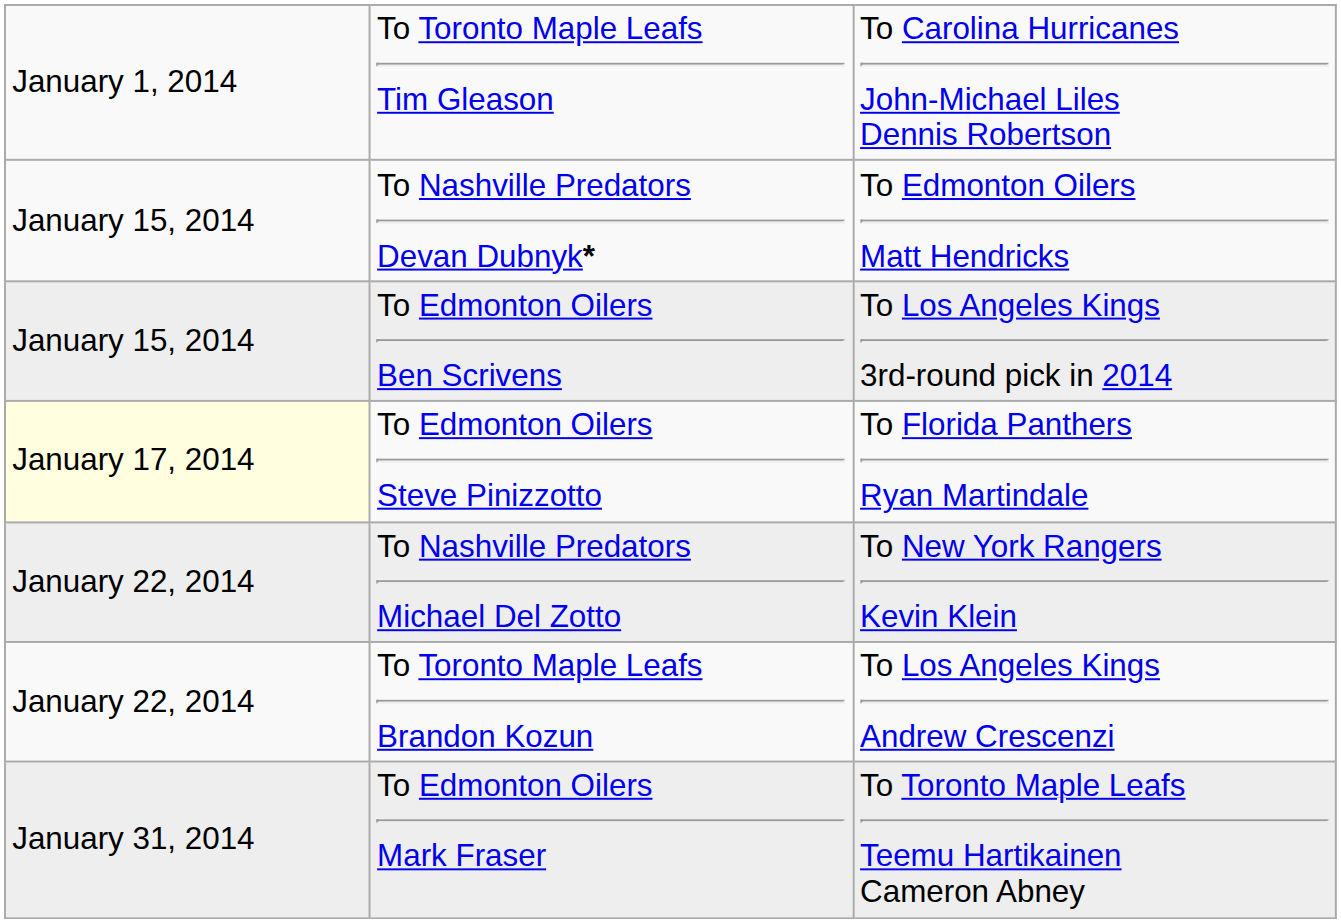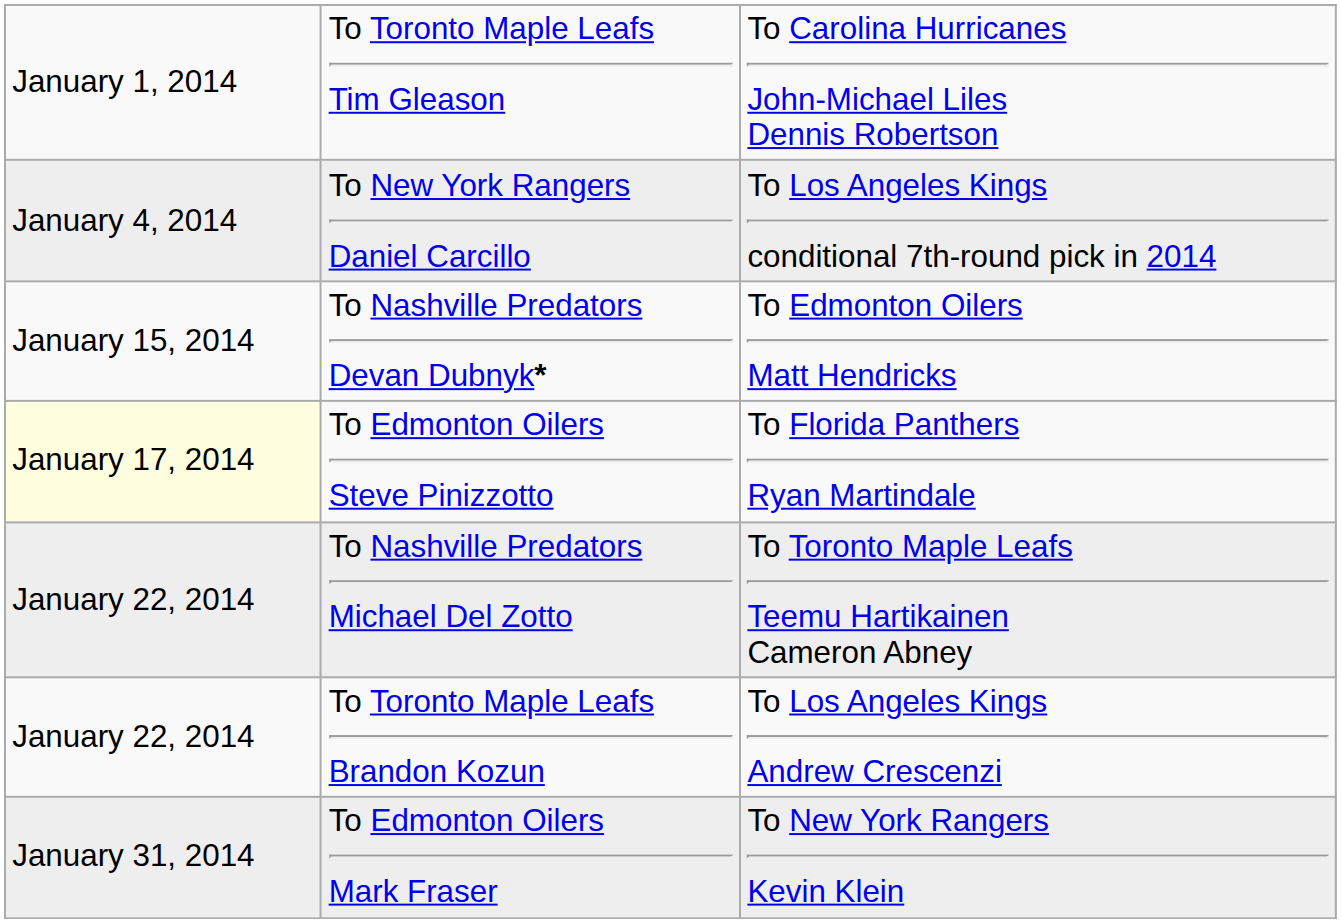+ row: (531, 220)
- row: (611, 340)
(1094, 581) To New York Rangers Kevin Klein -> (1038, 598) To Toronto Maple Leafs Teemu Hartikainen Cameron Abney
(1094, 839) To Toronto Maple Leafs Teemu Hartikainen Cameron Abney -> (1038, 856) To New York Rangers Kevin Klein
